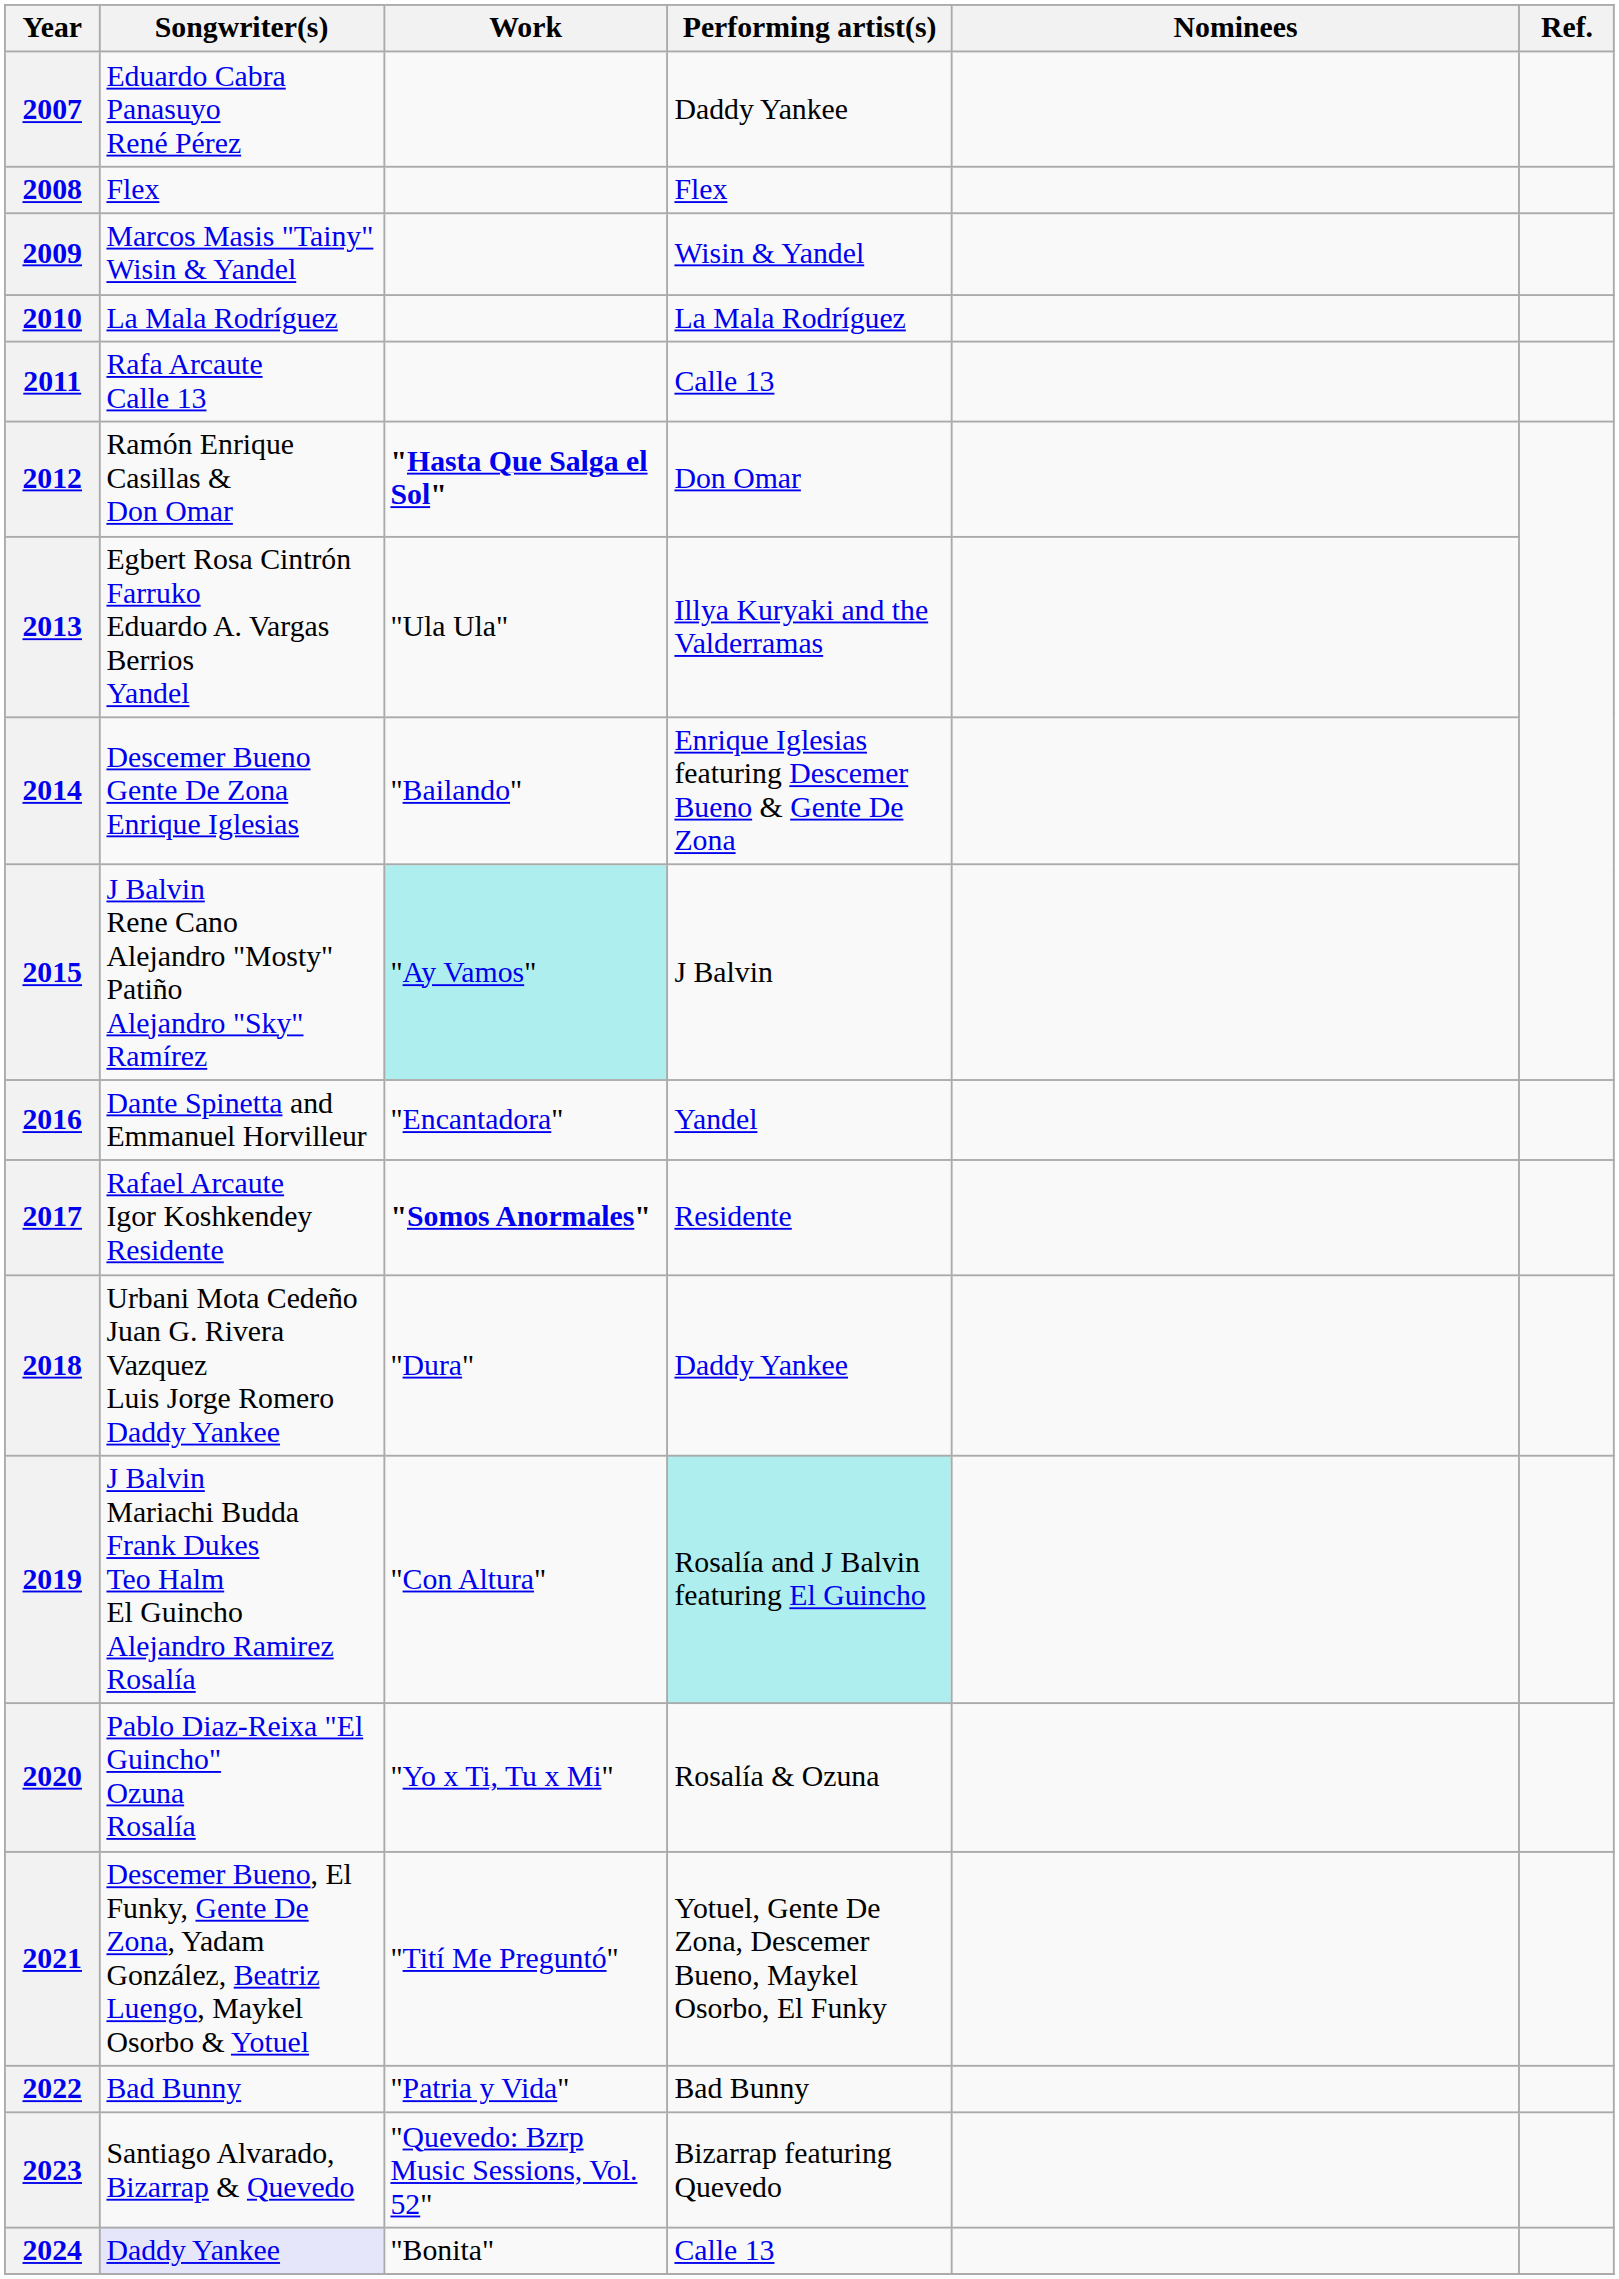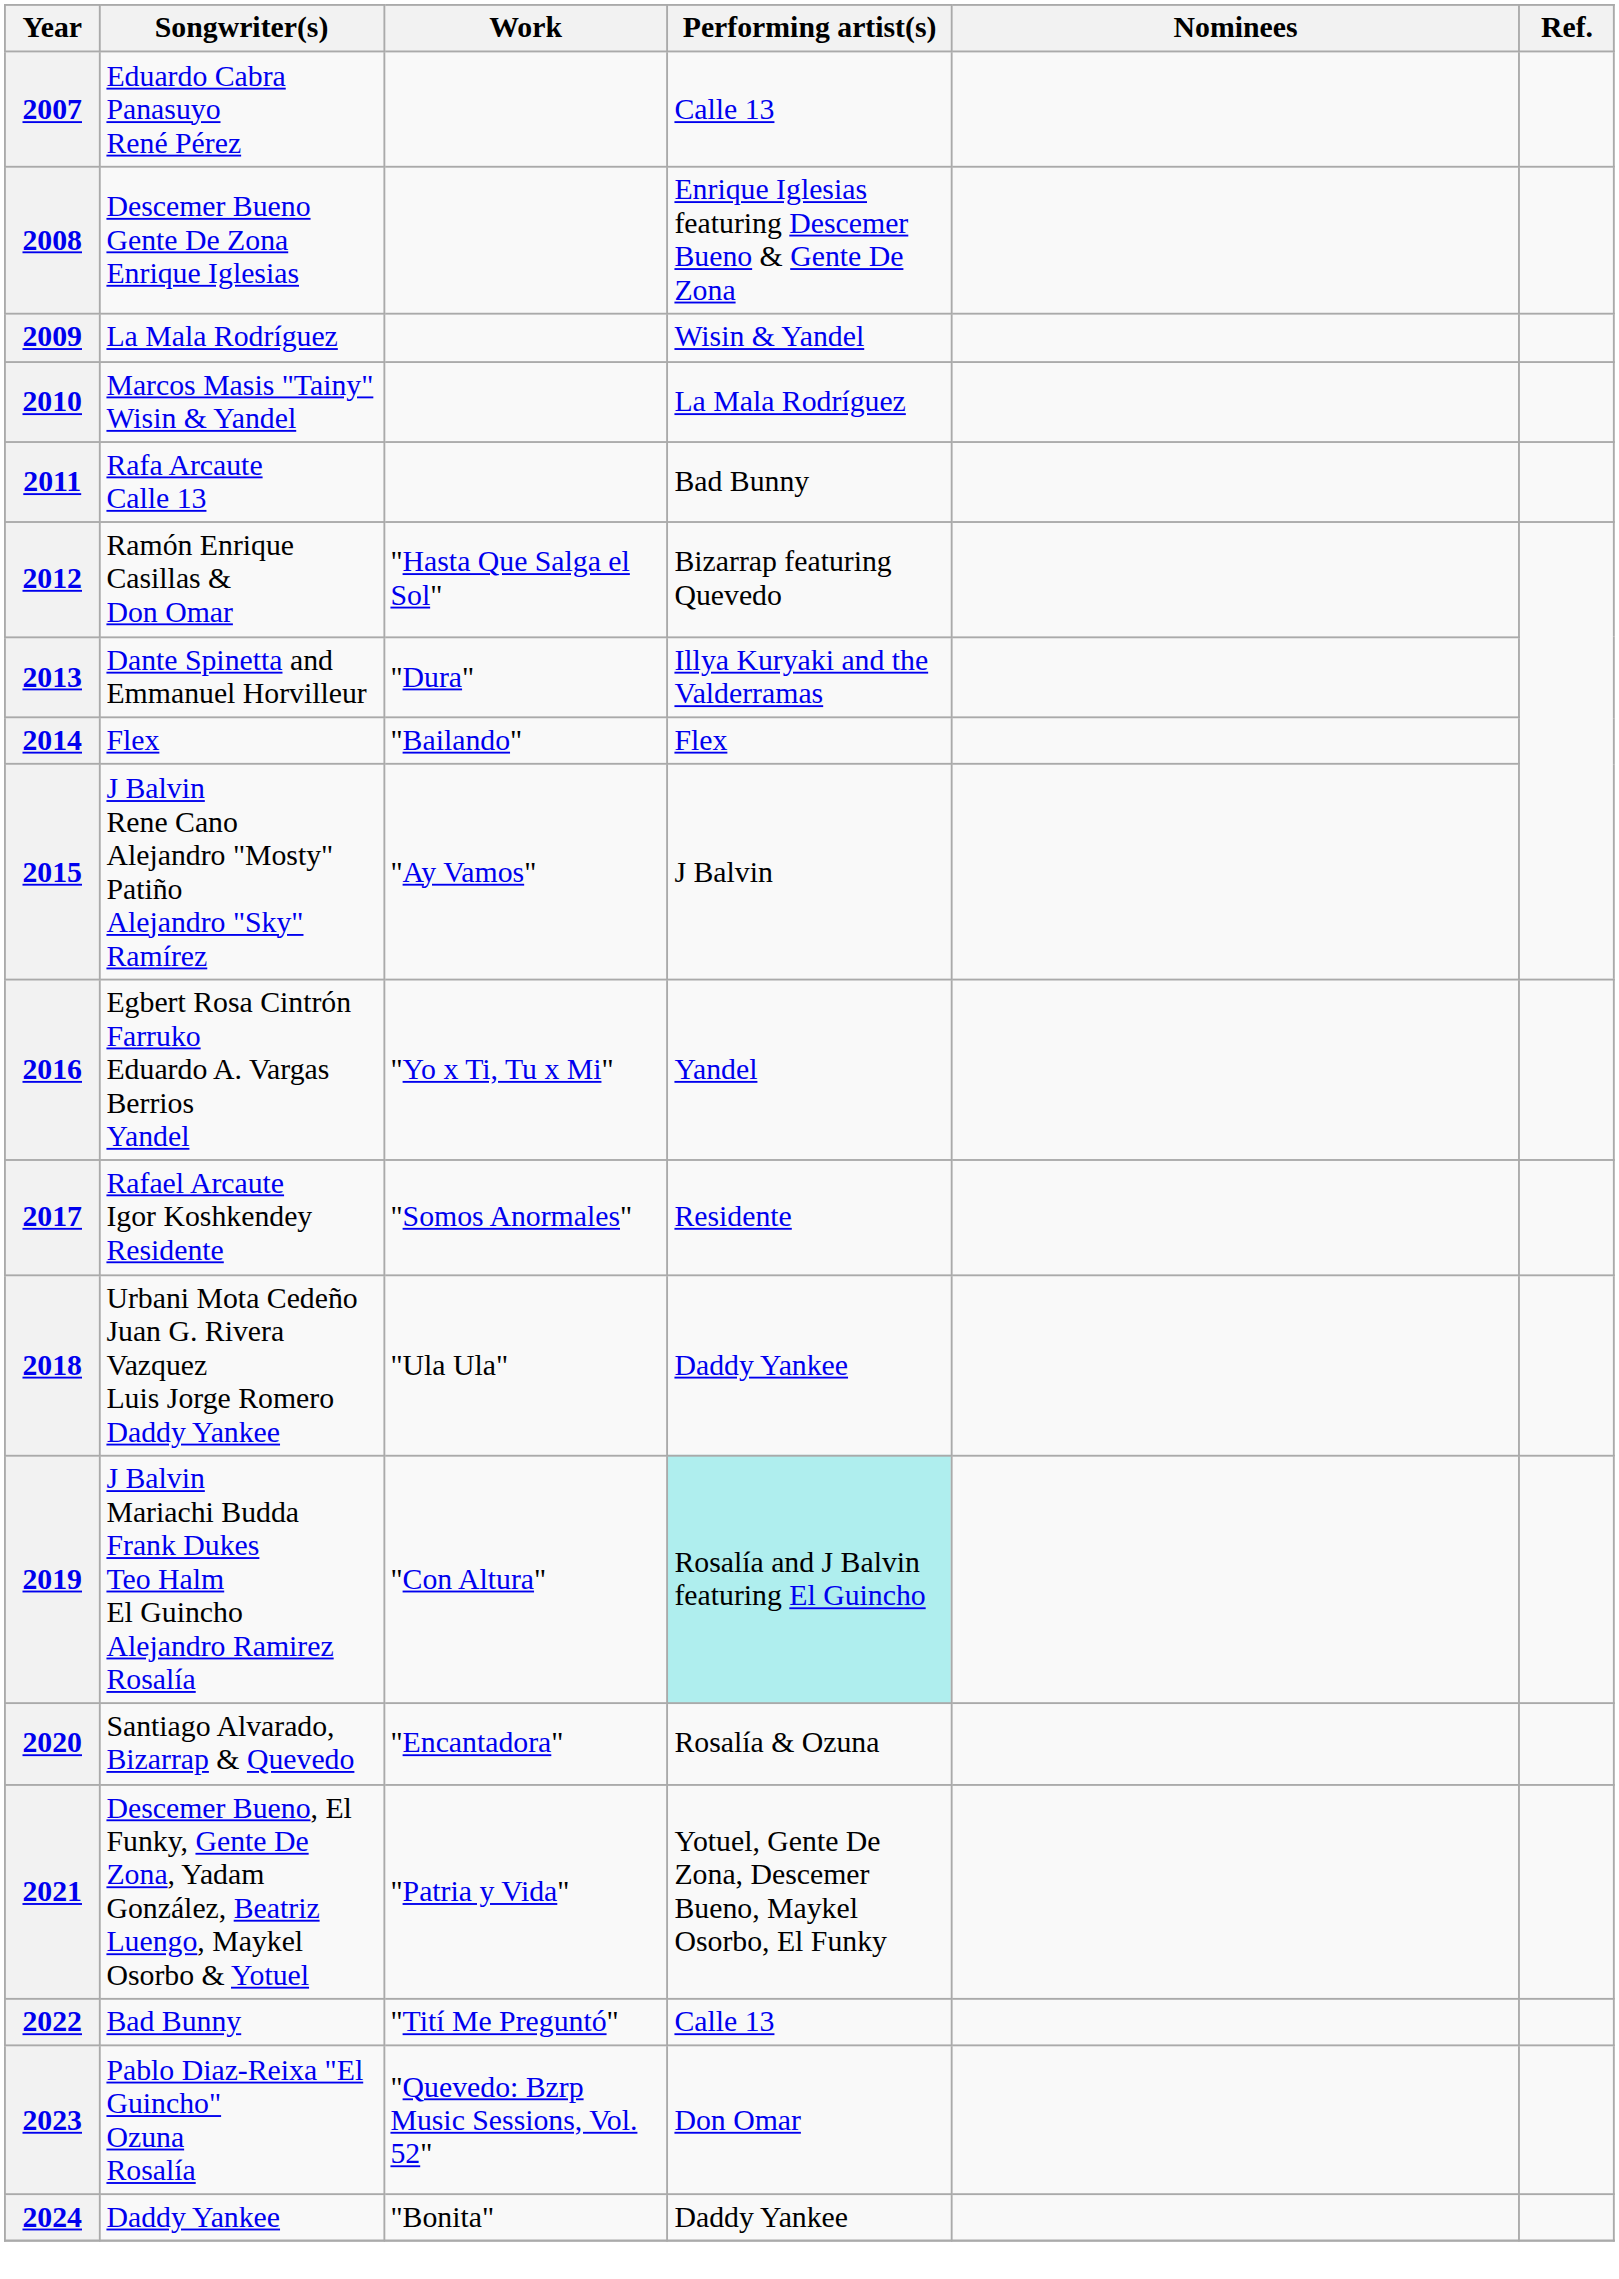(761, 108) Daddy Yankee -> (724, 108) Calle 13
(133, 189) Flex -> (208, 239) Descemer Bueno Gente De Zona Enrique Iglesias
(701, 189) Flex -> (791, 239) Enrique Iglesias featuring Descemer Bueno & Gente De Zona
(240, 253) Marcos Masis "Tainy" Wisin & Yandel -> (222, 337) La Mala Rodríguez
(222, 317) La Mala Rodríguez -> (240, 401) Marcos Masis "Tainy" Wisin & Yandel
(724, 381) Calle 13 -> (742, 481) Bad Bunny
(519, 478) bold -> (510, 579) normal
(738, 478) Don Omar -> (783, 579) Bizarrap featuring Quevedo
(229, 626) Egbert Rosa Cintrón Farruko Eduardo A. Vargas Berrios Yandel -> (237, 676) Dante Spinetta and Emmanuel Horvilleur
(449, 626) "Ula Ula" -> (432, 676) "Dura"
(208, 790) Descemer Bueno Gente De Zona Enrique Iglesias -> (133, 740) Flex
(791, 790) Enrique Iglesias featuring Descemer Bueno & Gente De Zona -> (701, 740) Flex
(463, 971) paleturquoise background -> (463, 871) no background
(237, 1119) Dante Spinetta and Emmanuel Horvilleur -> (229, 1069) Egbert Rosa Cintrón Farruko Eduardo A. Vargas Berrios Yandel
(477, 1119) "Encantadora" -> (502, 1069) "Yo x Ti, Tu x Mi"
(521, 1216) bold -> (511, 1216) normal
(432, 1364) "Dura" -> (449, 1364) "Ula Ula"
(235, 1776) Pablo Diaz-Reixa "El Guincho" Ozuna Rosalía -> (230, 1743) Santiago Alvarado, Bizarrap & Quevedo
(502, 1776) "Yo x Ti, Tu x Mi" -> (477, 1743) "Encantadora"
(505, 1958) "Tití Me Preguntó" -> (480, 1891) "Patria y Vida"
(480, 2088) "Patria y Vida" -> (505, 2022) "Tití Me Preguntó"
(742, 2088) Bad Bunny -> (724, 2022) Calle 13
(230, 2169) Santiago Alvarado, Bizarrap & Quevedo -> (235, 2119) Pablo Diaz-Reixa "El Guincho" Ozuna Rosalía
(783, 2169) Bizarrap featuring Quevedo -> (738, 2119) Don Omar
(193, 2250) lavender background -> (193, 2216) no background
(724, 2250) Calle 13 -> (761, 2216) Daddy Yankee
